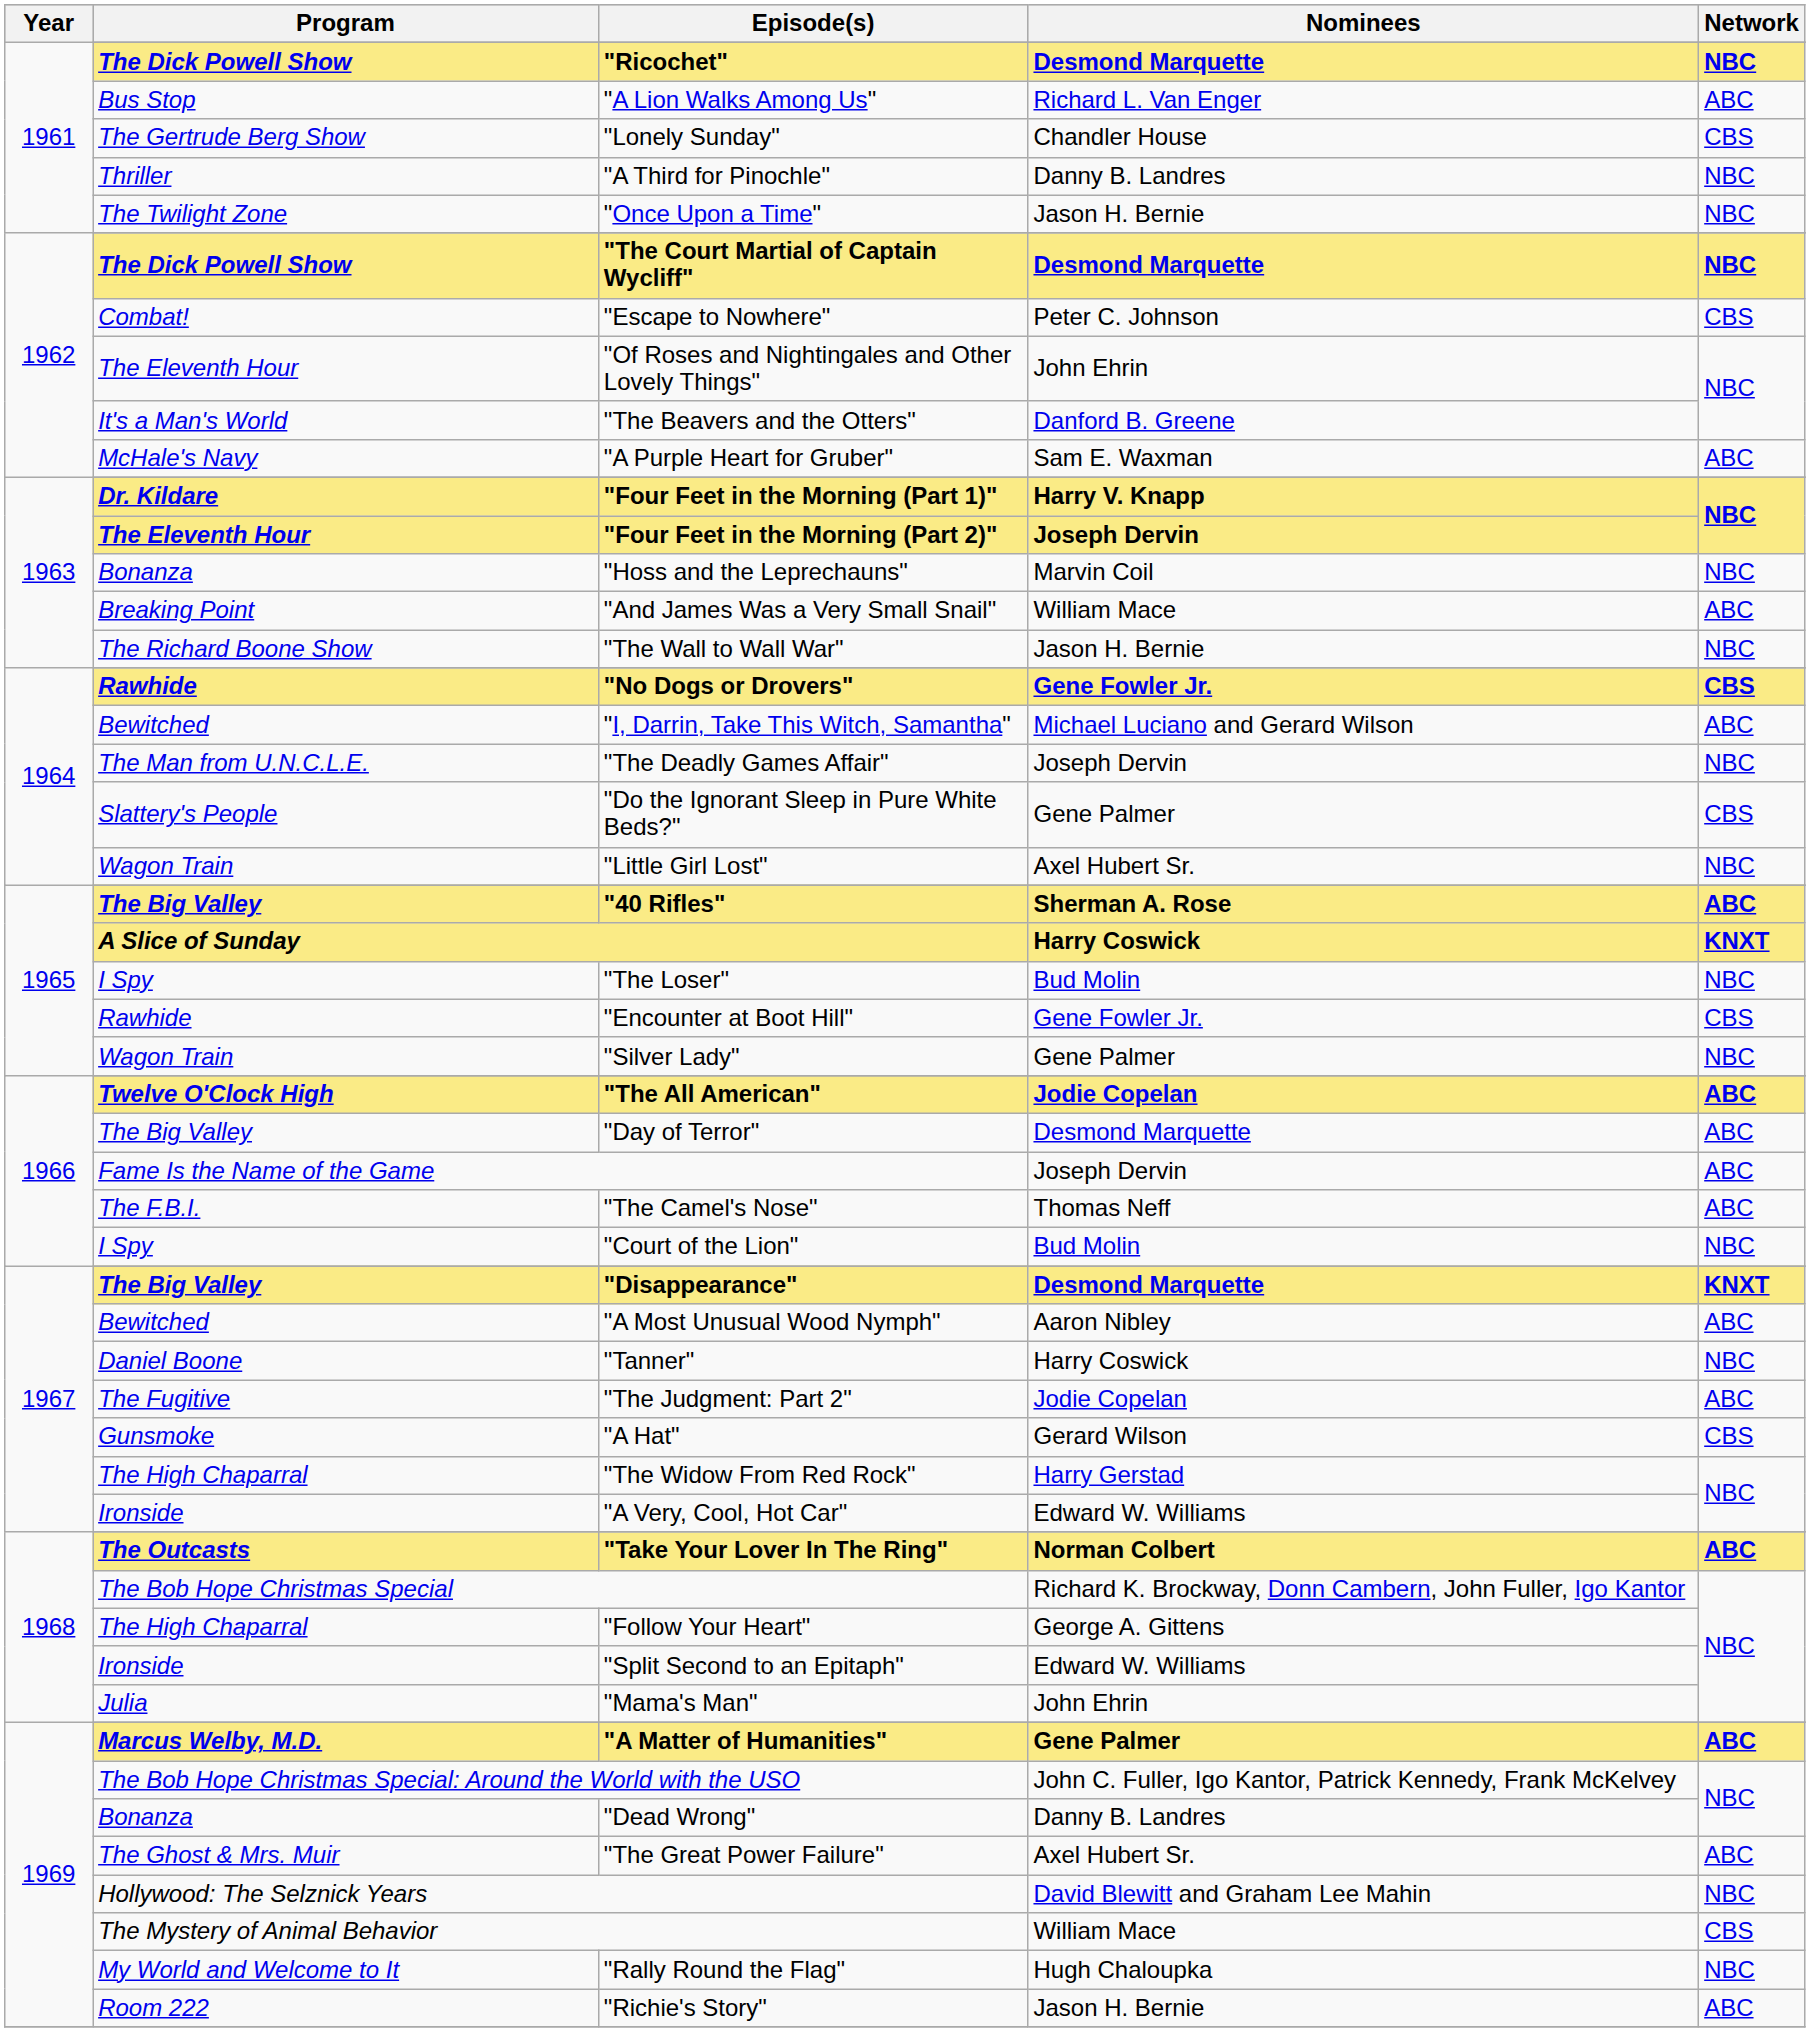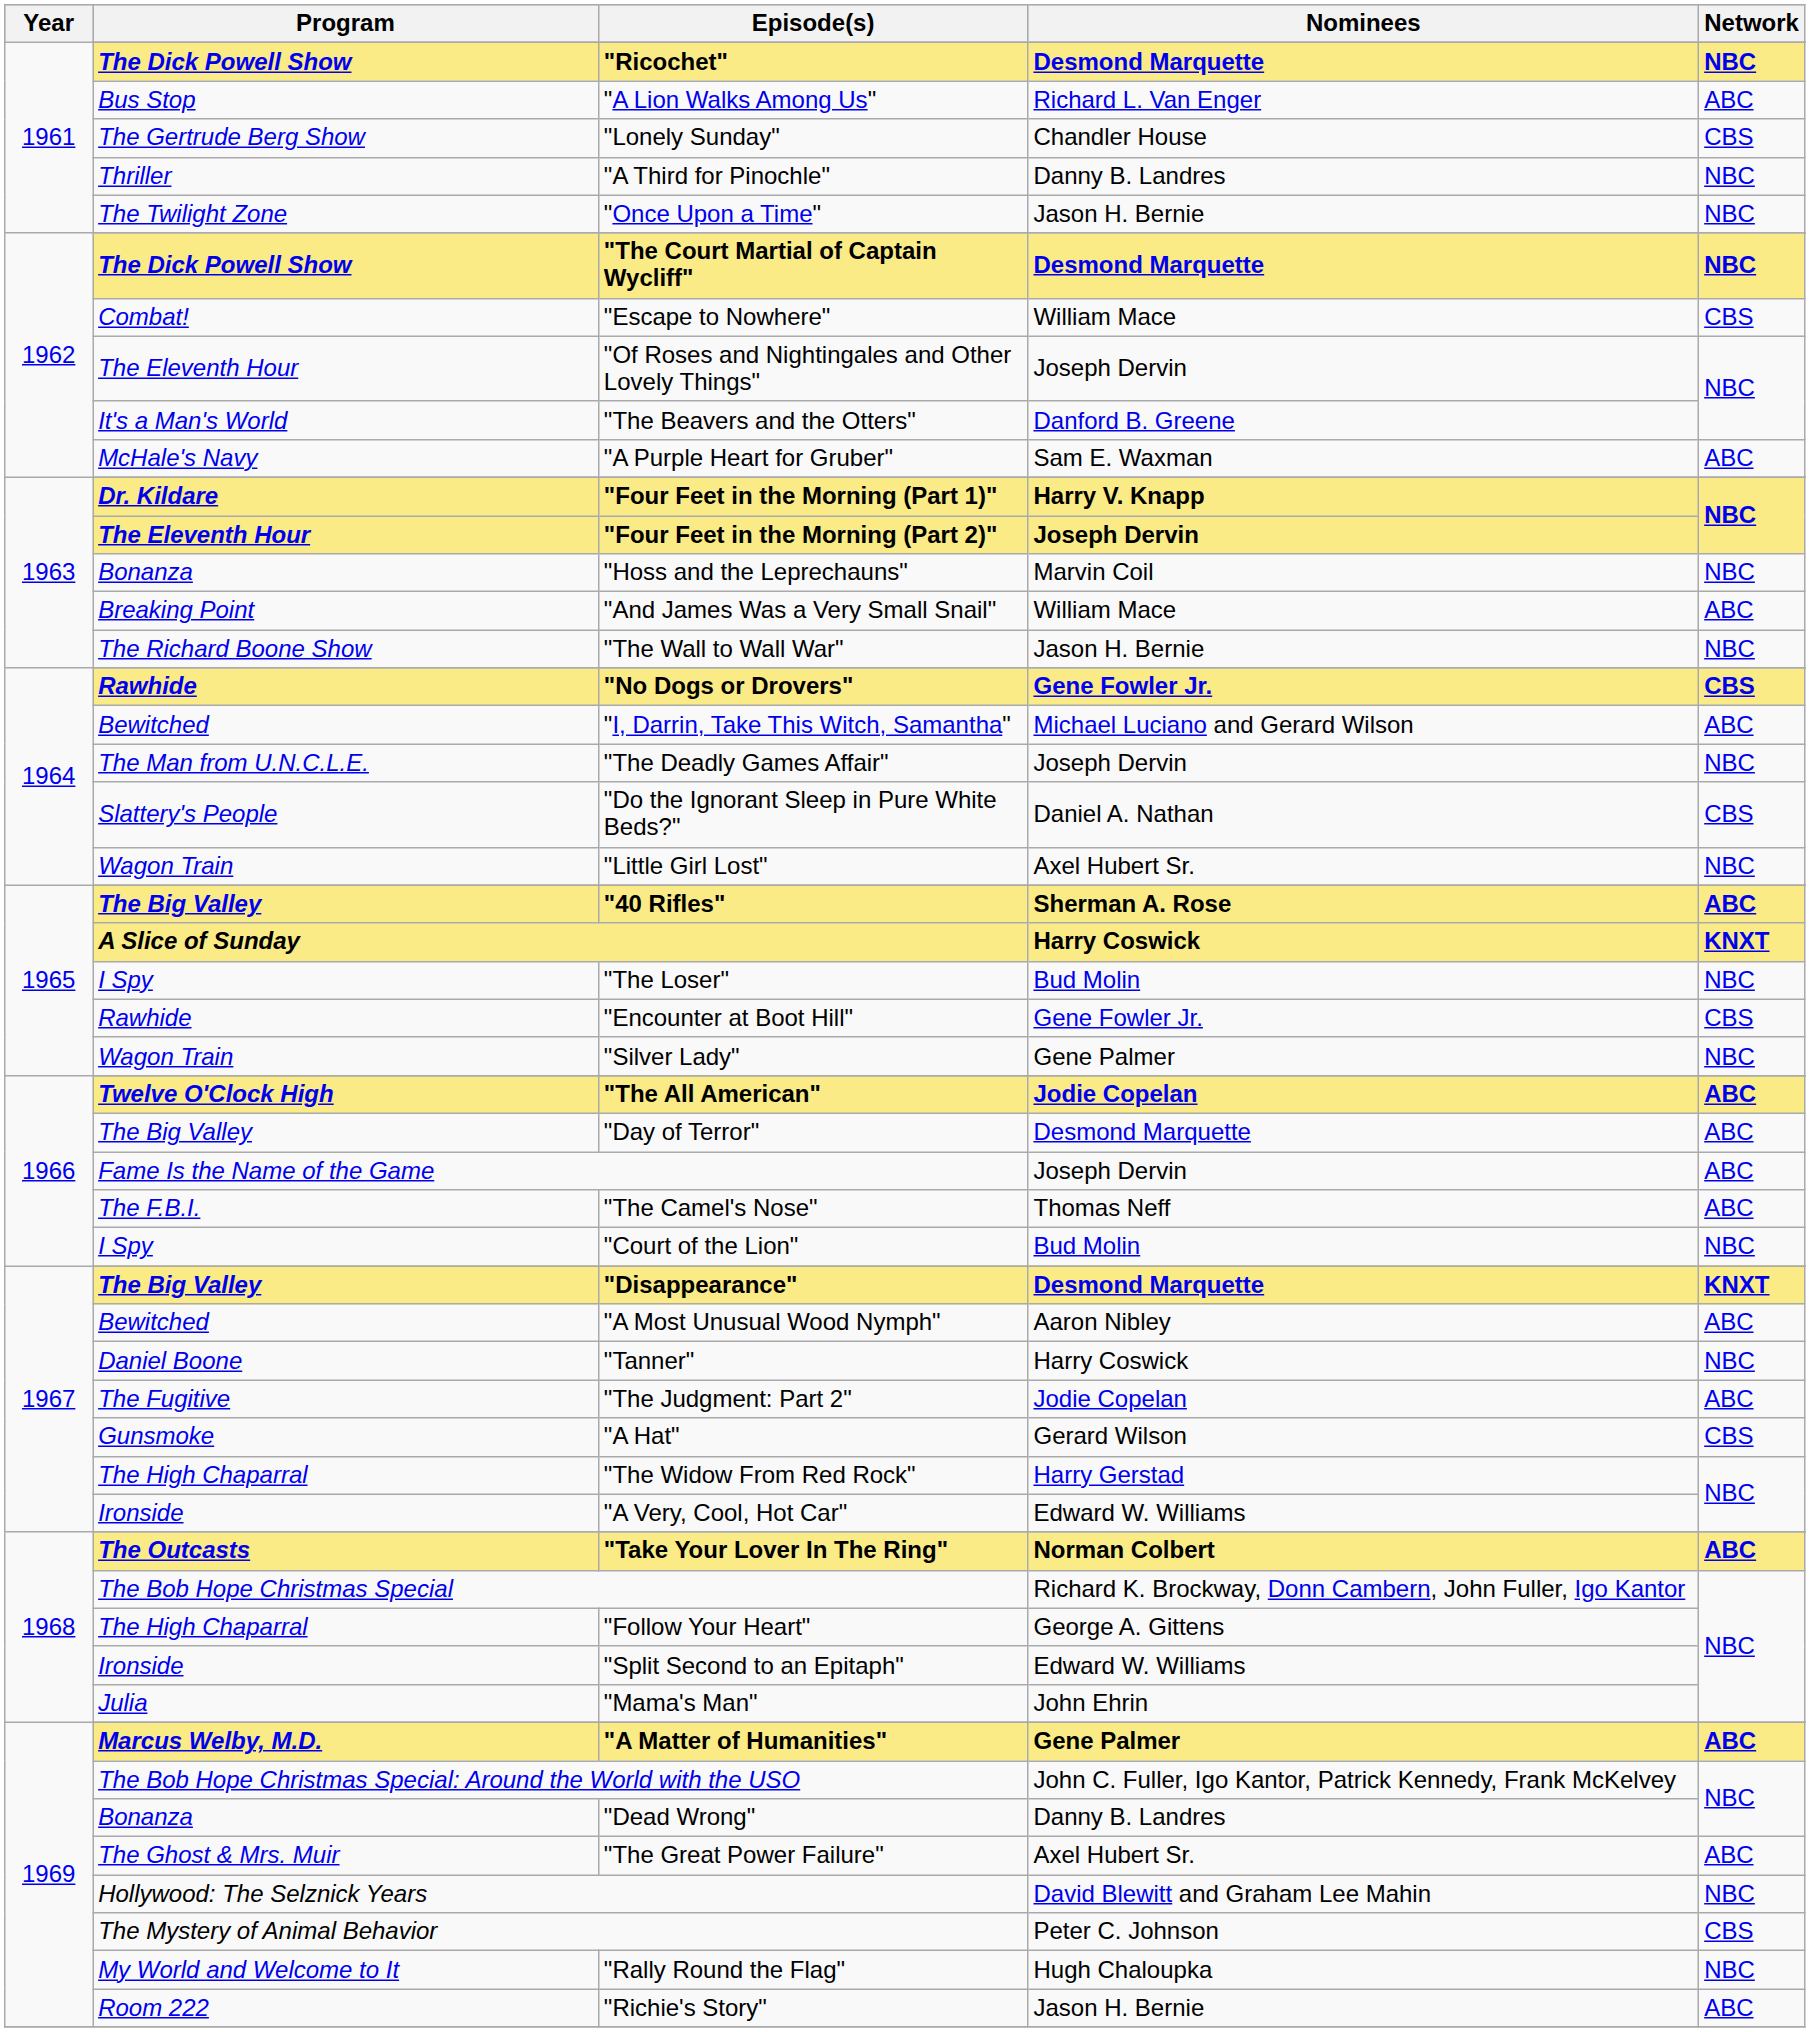(1126, 316) Peter C. Johnson -> (1105, 316) William Mace
(1091, 368) John Ehrin -> (1110, 368) Joseph Dervin
(1104, 814) Gene Palmer -> (1124, 814) Daniel A. Nathan
(1105, 1931) William Mace -> (1126, 1931) Peter C. Johnson
